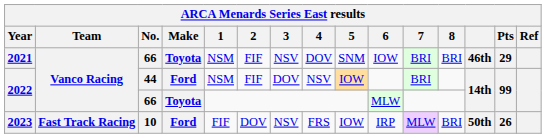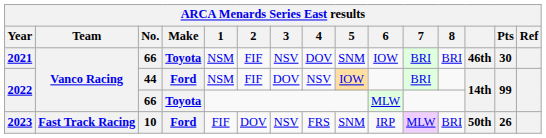(506, 58) 29 -> (506, 58) 30
(352, 122) IOW -> (352, 122) SNM
